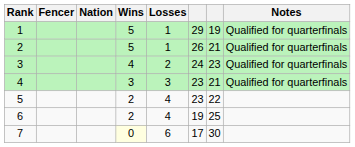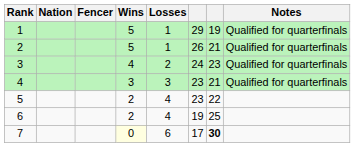columns swapped: (56, 13) <-> (96, 13)
(215, 133) normal -> (215, 133) bold
